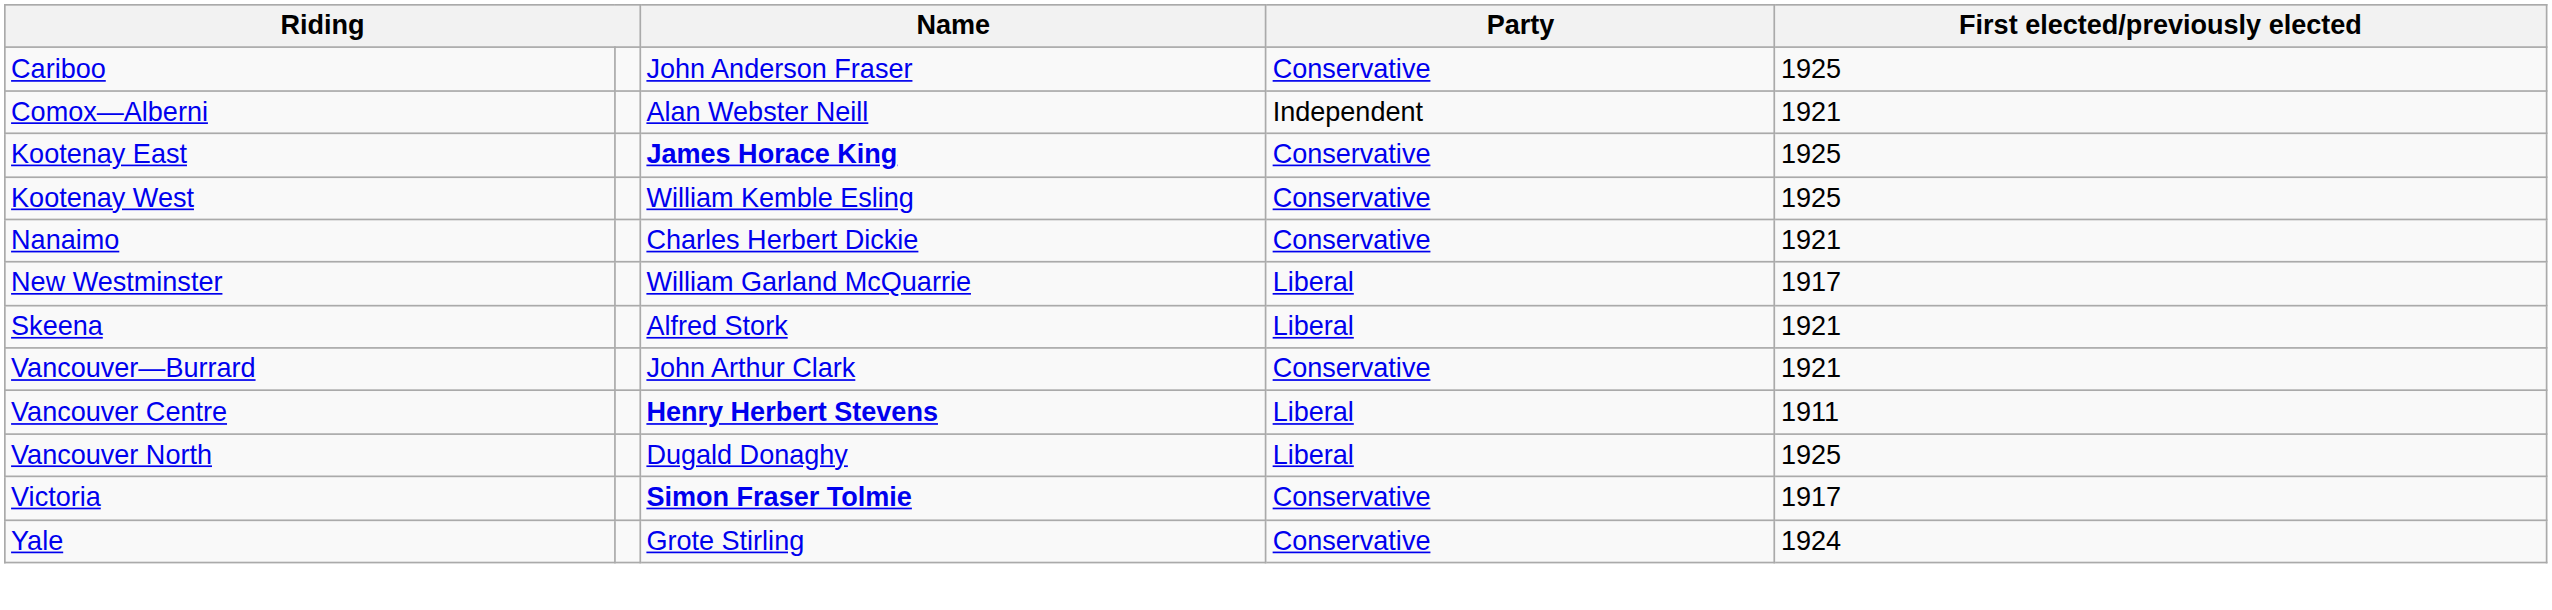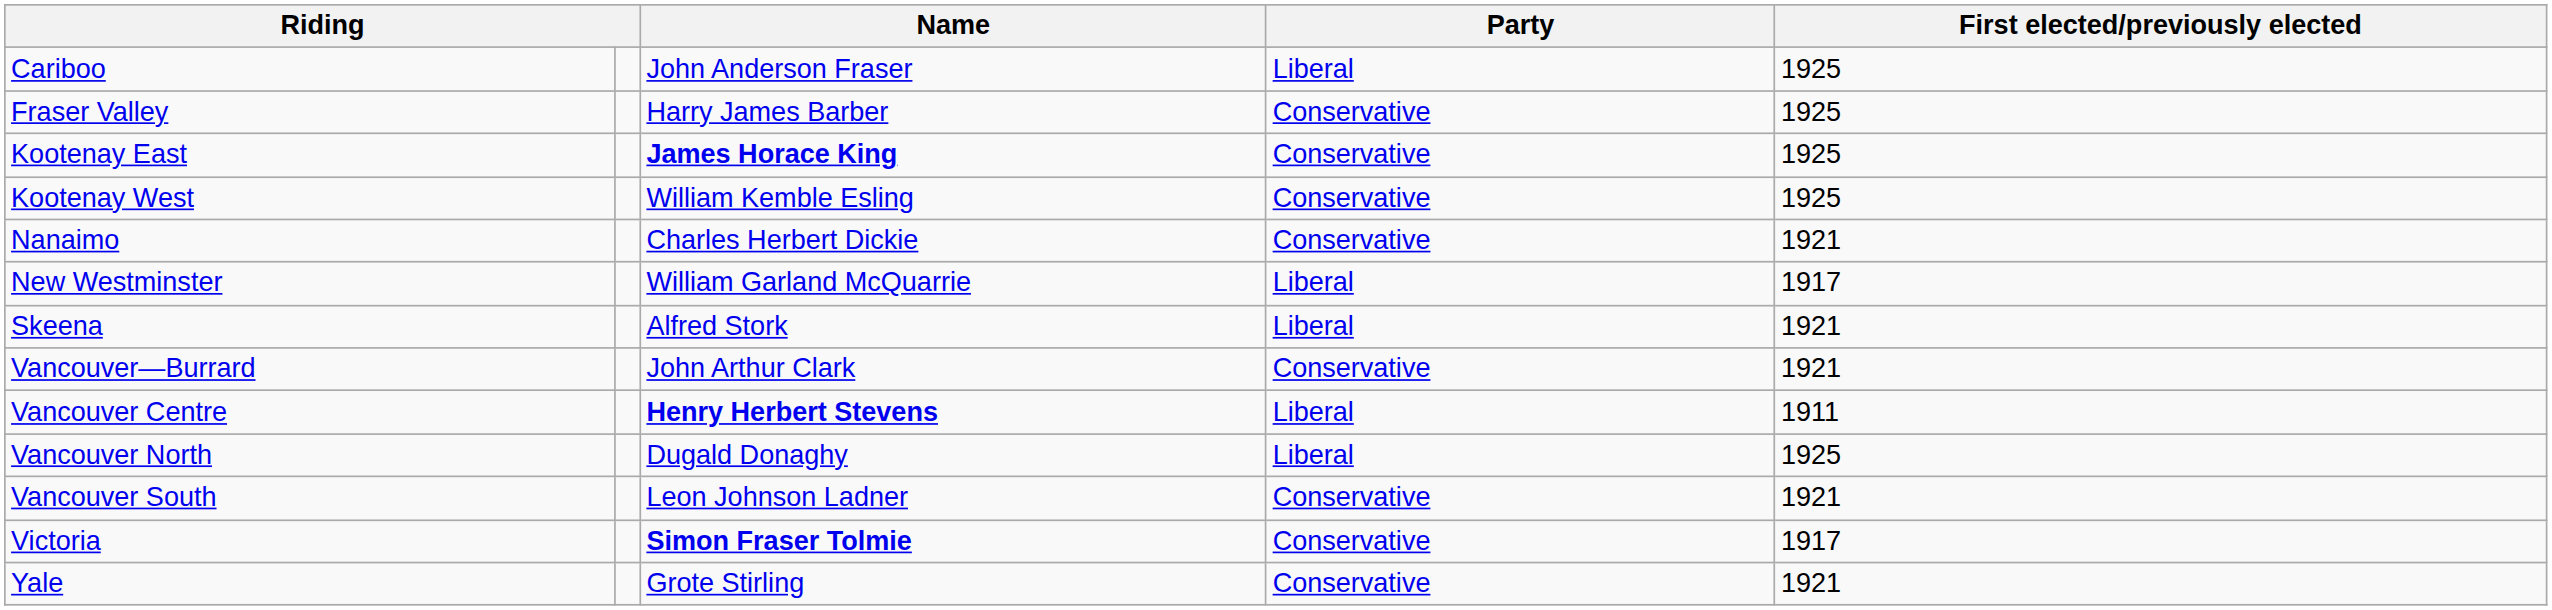(1352, 68) Conservative -> (1313, 68) Liberal
- row: (110, 111)
+ row: (90, 111)
+ row: (114, 497)
(1811, 540) 1924 -> (1811, 583) 1921
